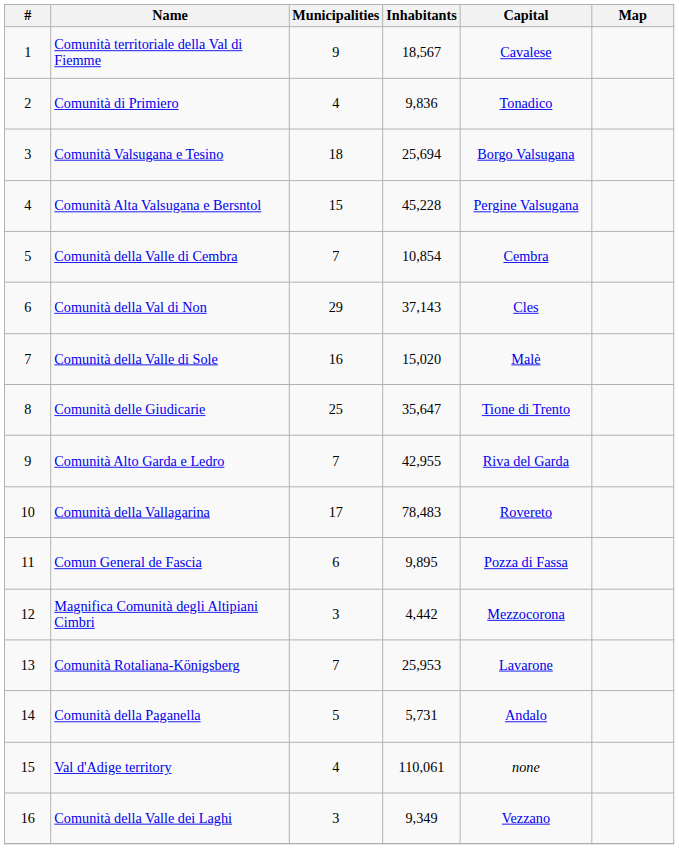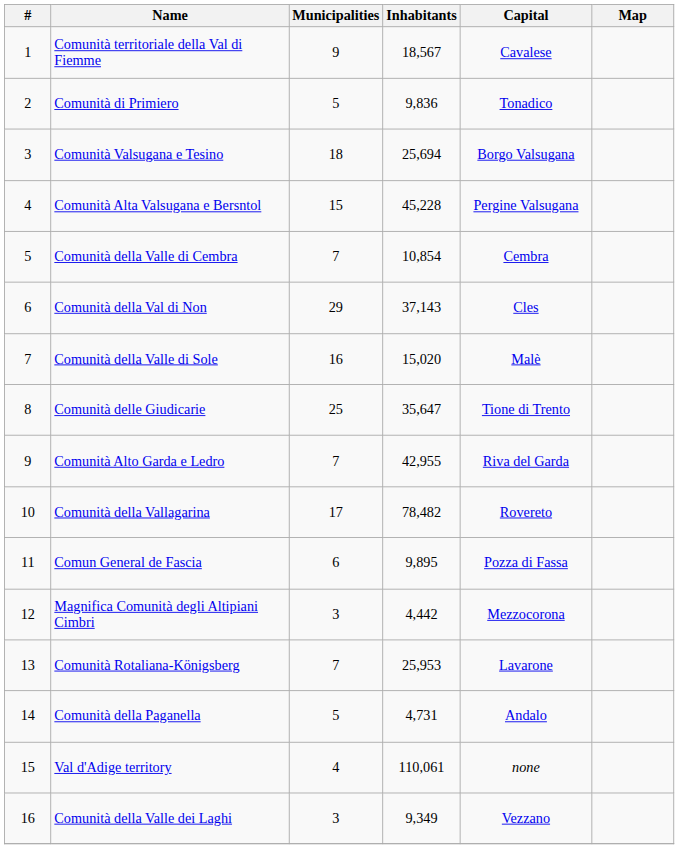(336, 103) 4 -> (336, 103) 5
(421, 512) 78,483 -> (421, 512) 78,482
(421, 716) 5,731 -> (421, 716) 4,731
